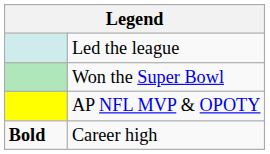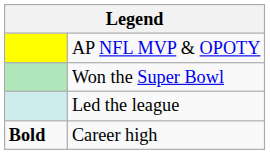rows swapped: (166, 105) <-> (126, 47)
